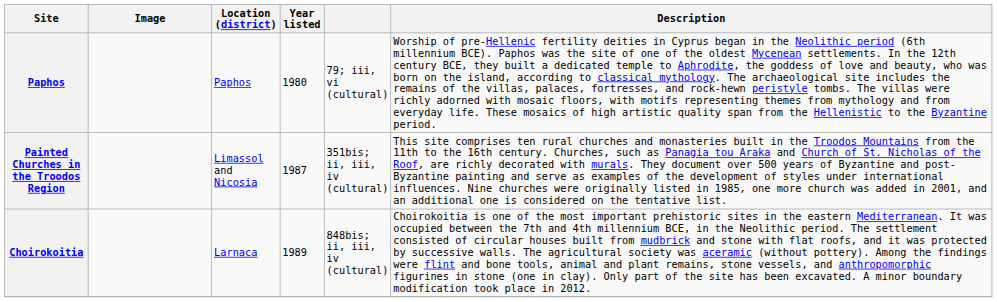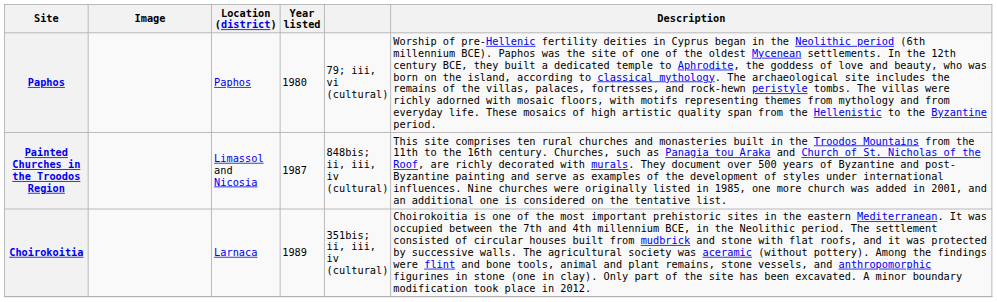(358, 171) 351bis; ii, iii, iv (cultural) -> (358, 171) 848bis; ii, iii, iv (cultural)
(358, 253) 848bis; ii, iii, iv (cultural) -> (358, 253) 351bis; ii, iii, iv (cultural)
